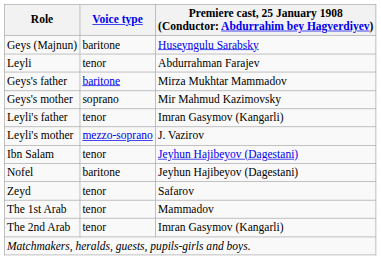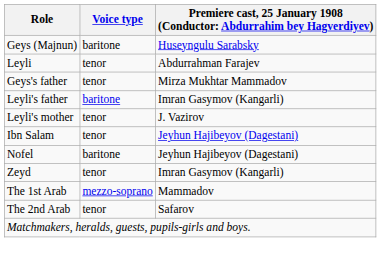(101, 81) baritone -> (94, 81) tenor
- row: (40, 99)
(94, 117) tenor -> (101, 99) baritone
(118, 136) mezzo-soprano -> (94, 117) tenor
(176, 191) Safarov -> (221, 172) Imran Gasymov (Kangarli)
(94, 209) tenor -> (118, 191) mezzo-soprano
(221, 227) Imran Gasymov (Kangarli) -> (176, 209) Safarov
